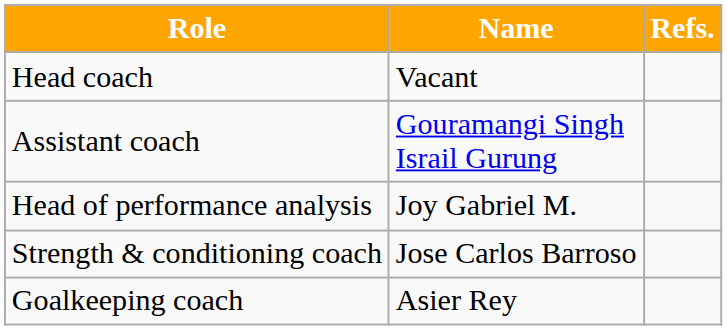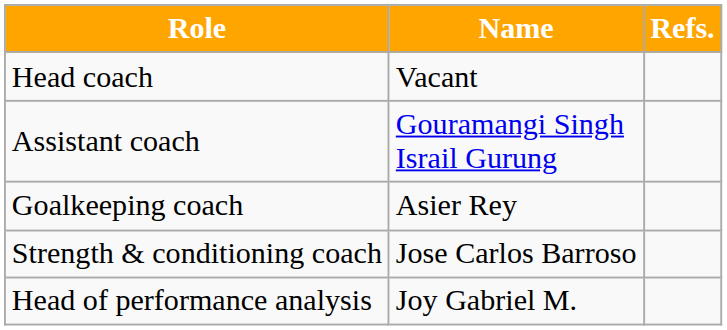rows swapped: (128, 300) <-> (192, 205)
